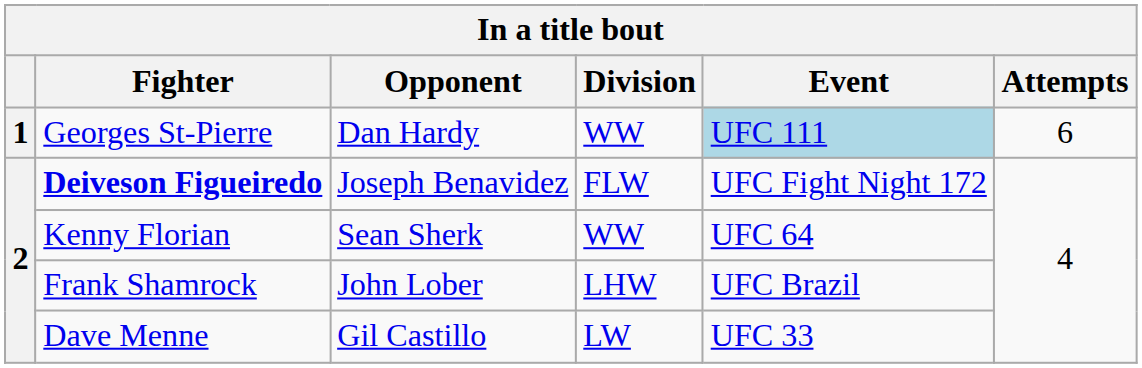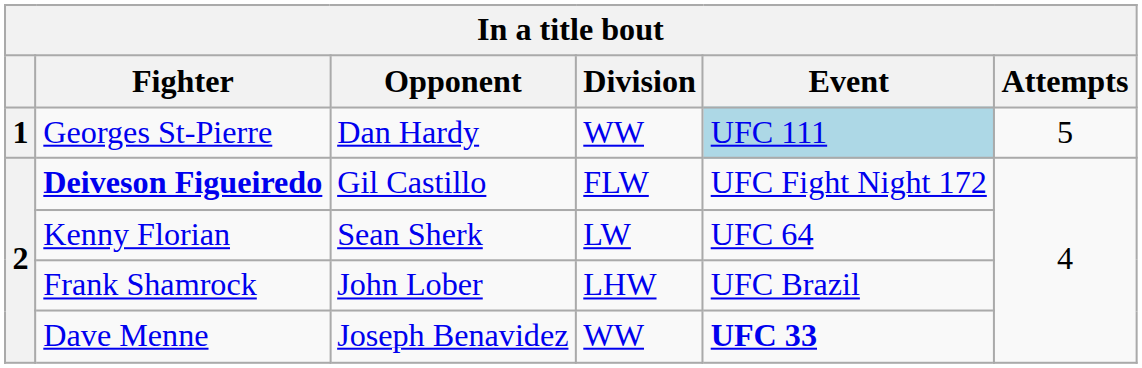(1065, 132) 6 -> (1065, 132) 5
(453, 183) Joseph Benavidez -> (412, 183) Gil Castillo
(614, 234) WW -> (607, 234) LW
(412, 336) Gil Castillo -> (453, 336) Joseph Benavidez
(607, 336) LW -> (614, 336) WW
(762, 336) normal -> (764, 336) bold
